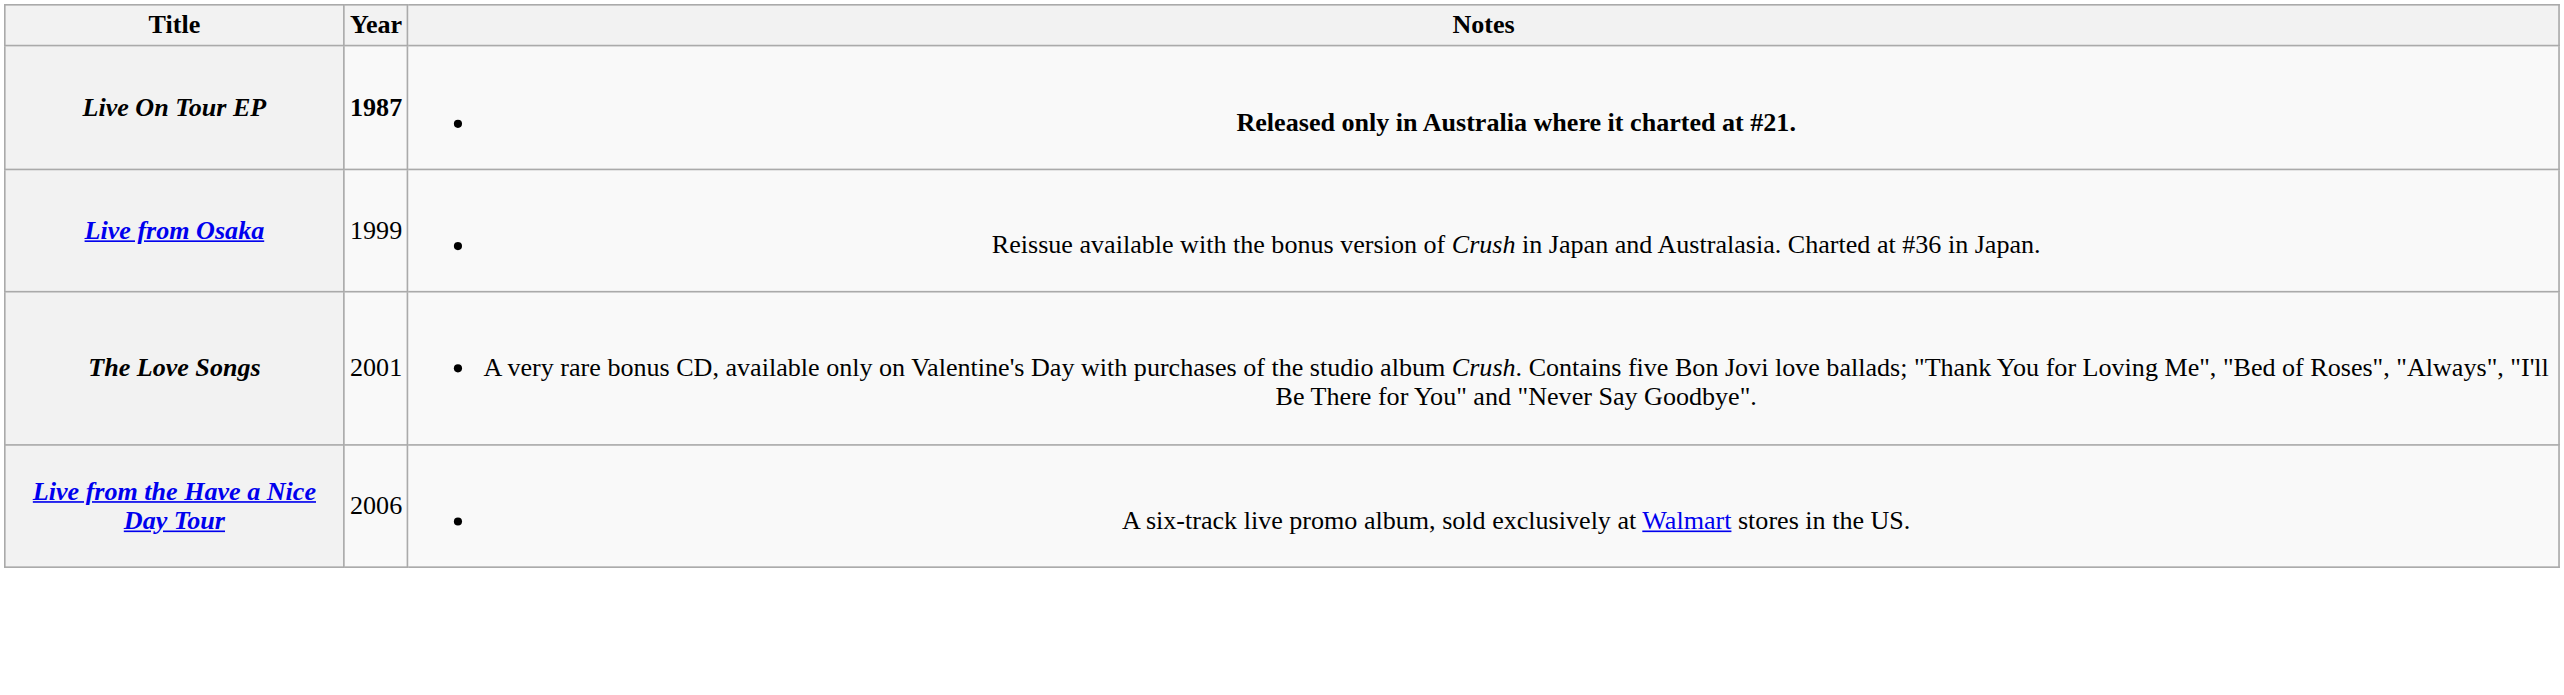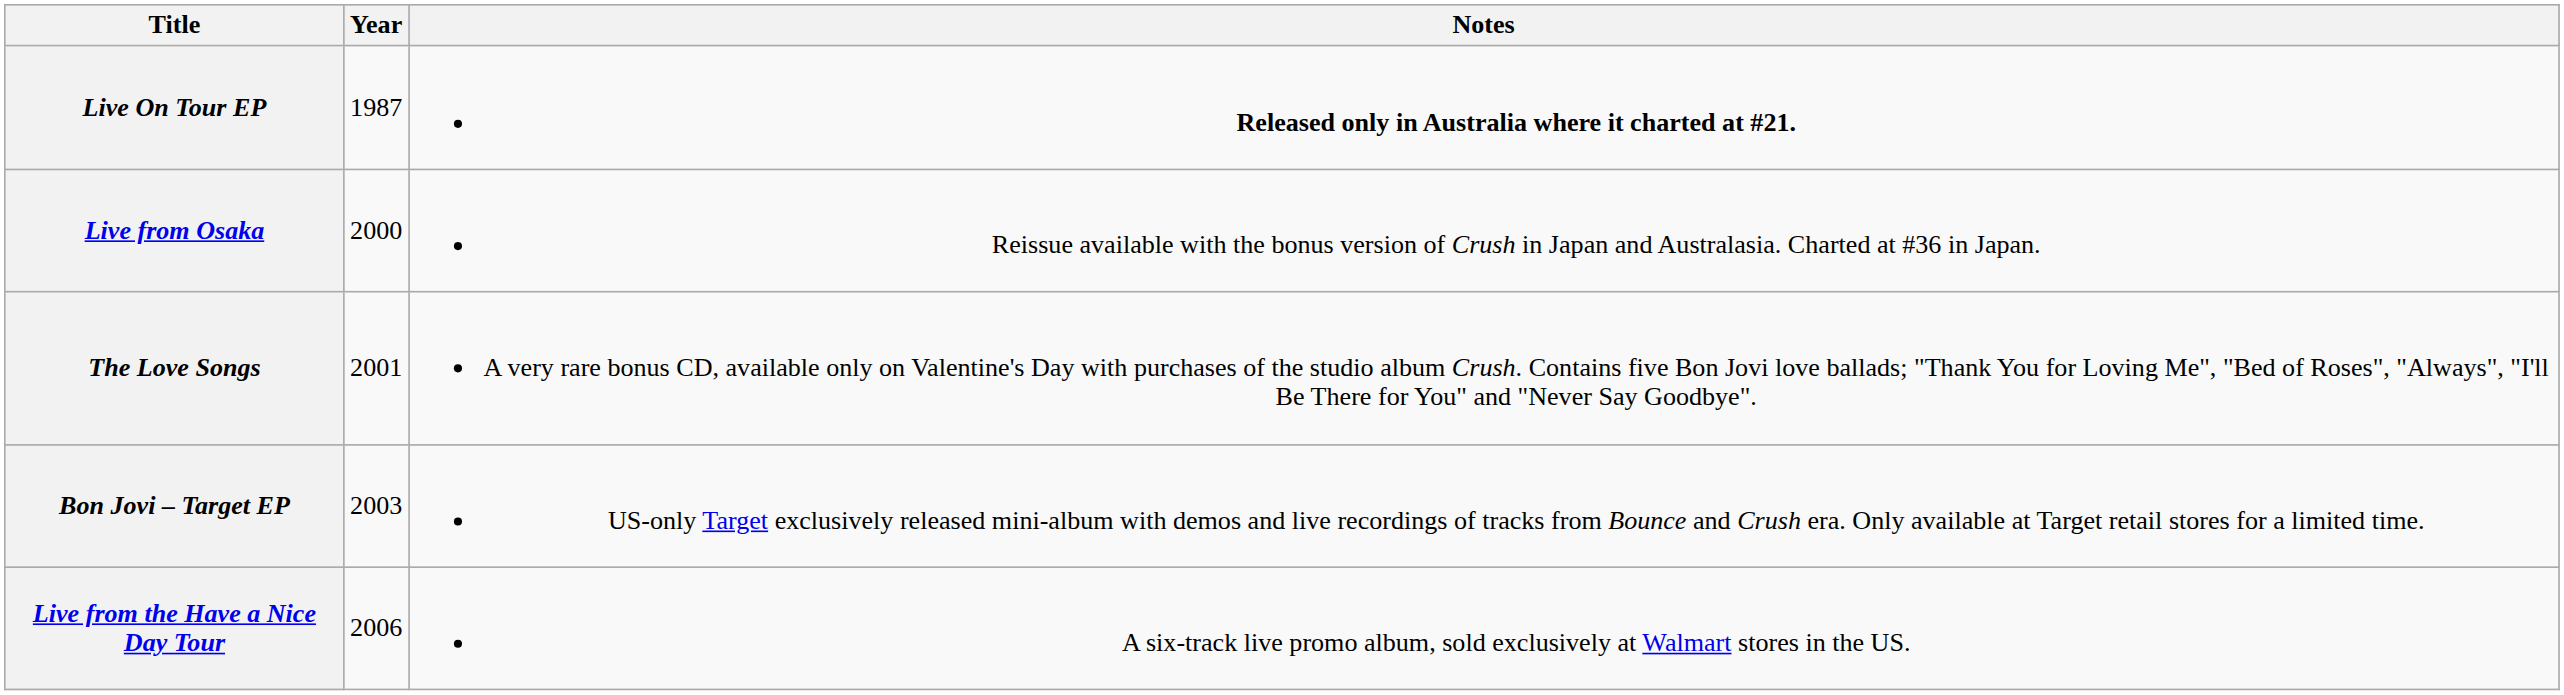(376, 107) bold -> (376, 107) normal
(376, 230) 1999 -> (376, 230) 2000
+ row: (174, 505)
